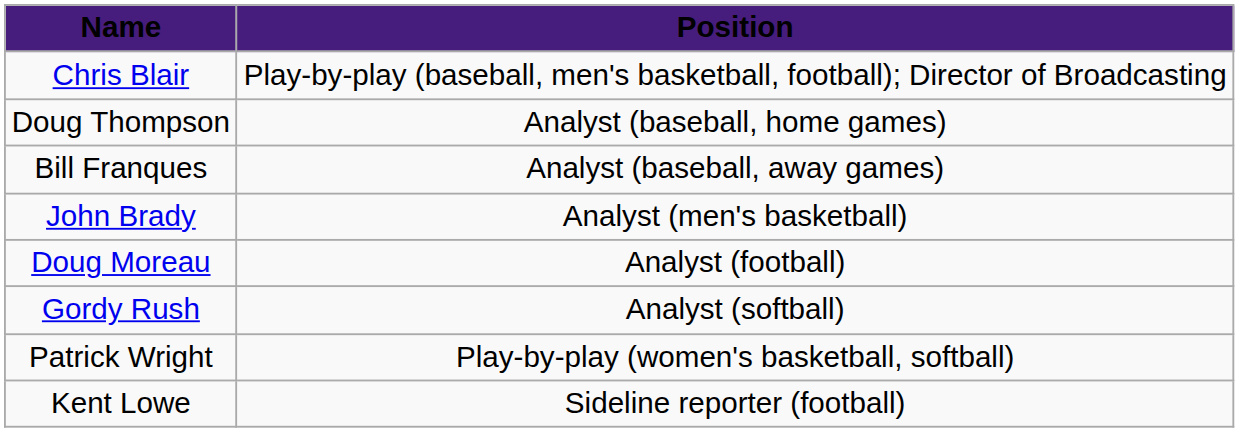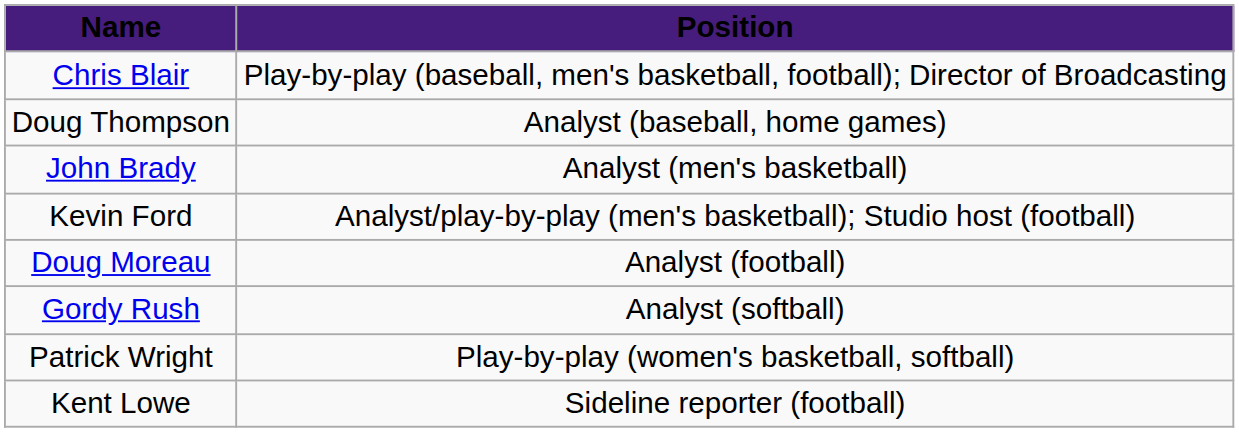- row: (121, 168)
+ row: (121, 215)
